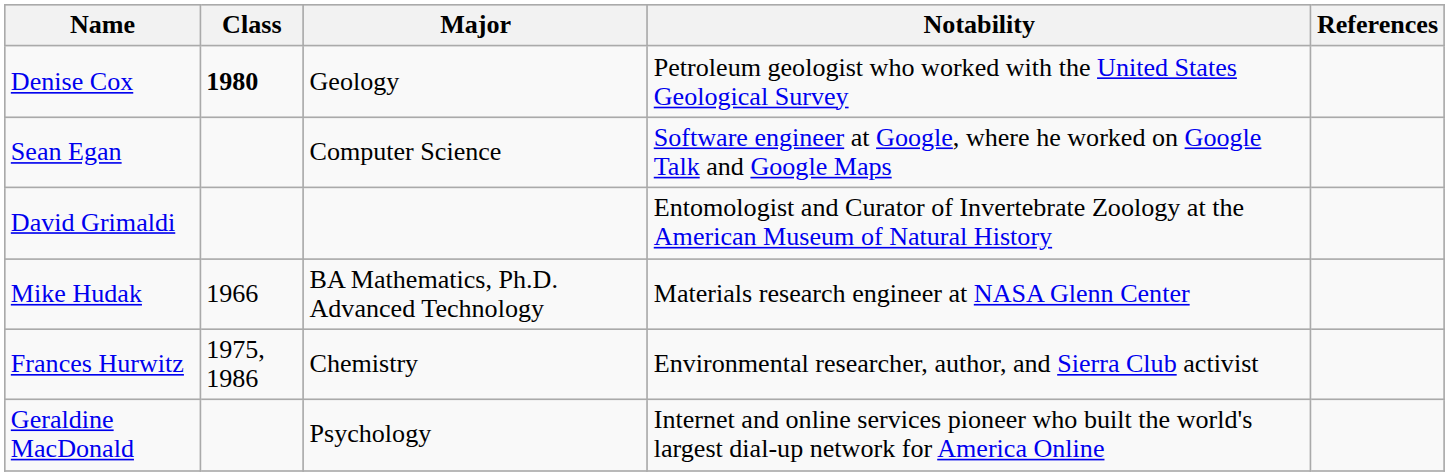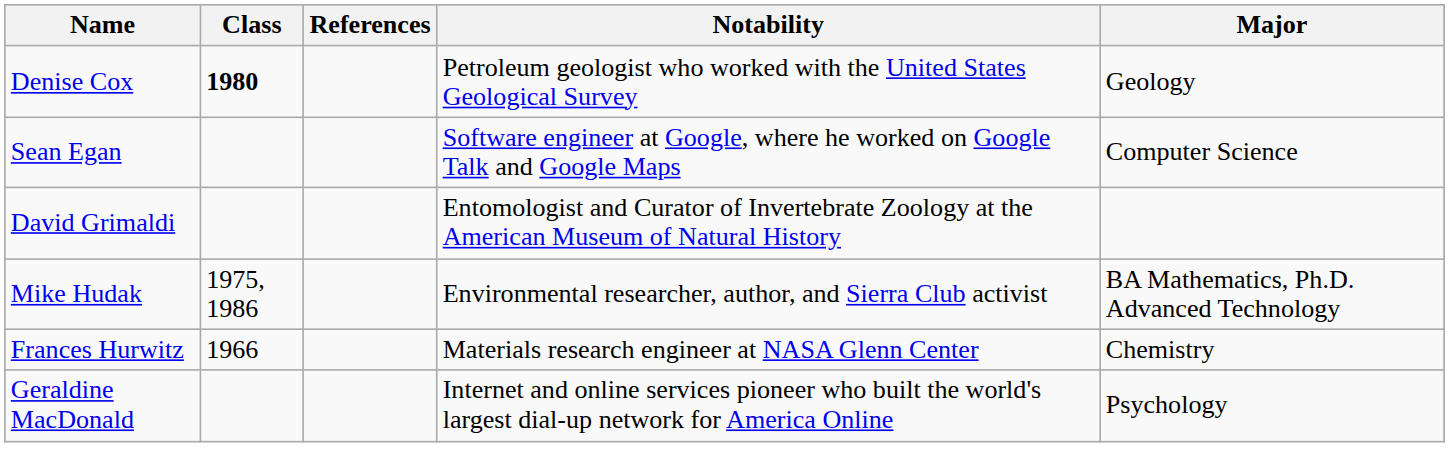columns swapped: (476, 25) <-> (1377, 25)
(232, 293) 1966 -> (236, 293) 1975, 1986
(922, 293) Materials research engineer at NASA Glenn Center -> (745, 293) Environmental researcher, author, and Sierra Club activist
(236, 364) 1975, 1986 -> (232, 349) 1966
(956, 364) Environmental researcher, author, and Sierra Club activist -> (711, 349) Materials research engineer at NASA Glenn Center
